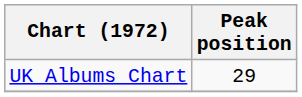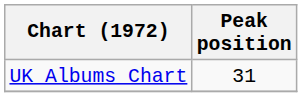(244, 76) 29 -> (244, 76) 31
